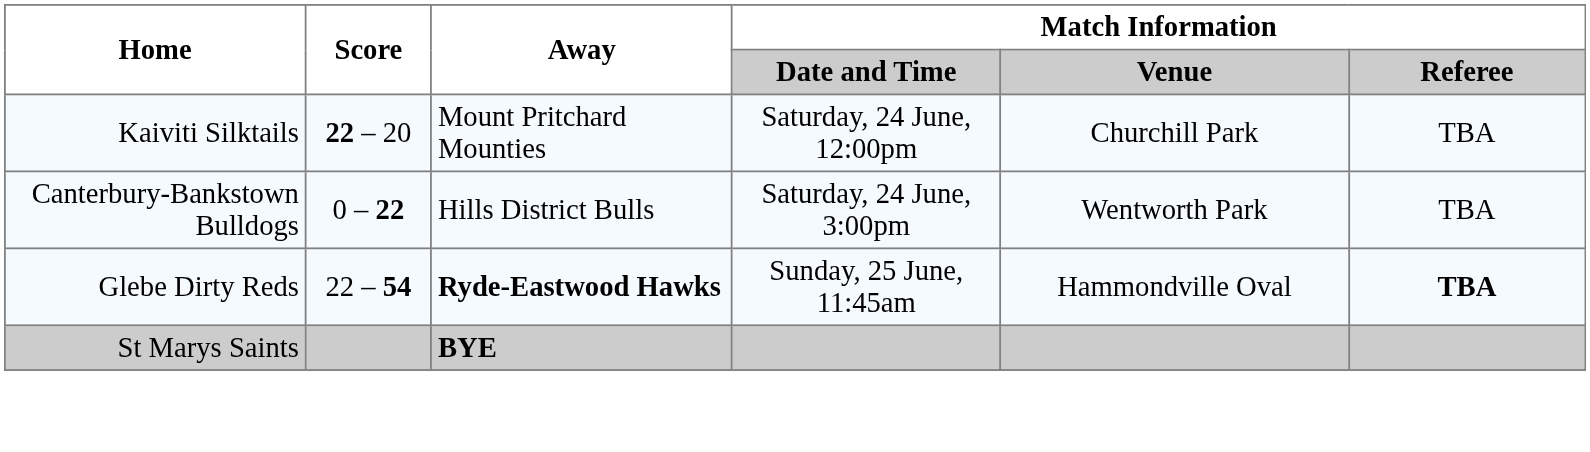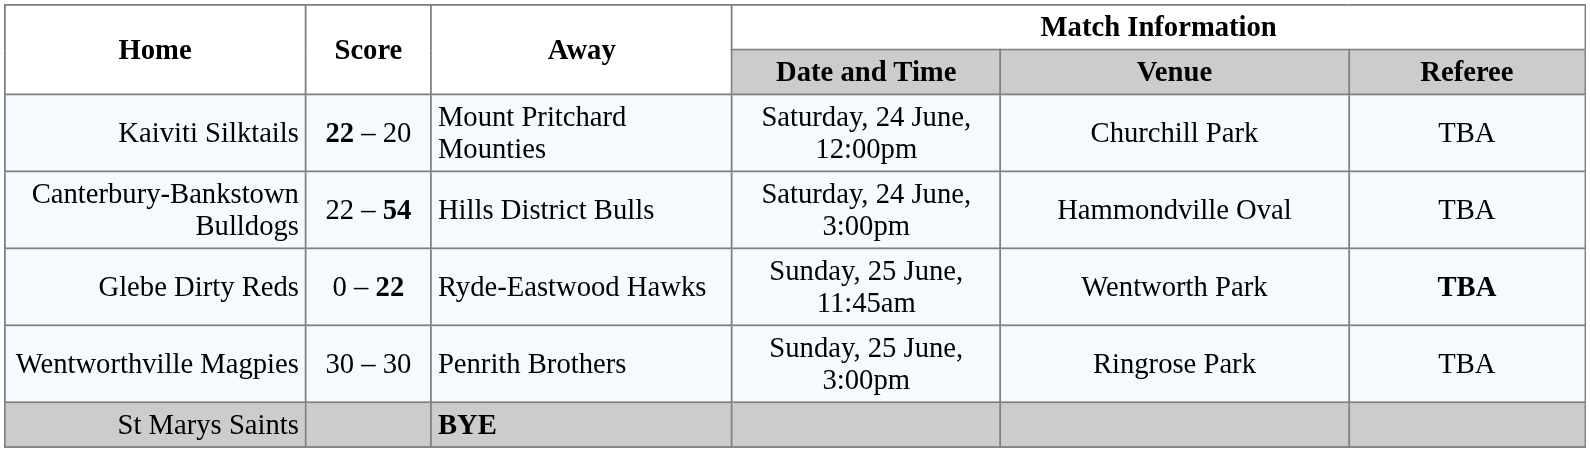(368, 209) 0 – 22 -> (368, 209) 22 – 54
(1174, 209) Wentworth Park -> (1174, 209) Hammondville Oval
(368, 286) 22 – 54 -> (368, 286) 0 – 22
(579, 286) bold -> (572, 286) normal
(1174, 286) Hammondville Oval -> (1174, 286) Wentworth Park
+ row: (157, 363)
